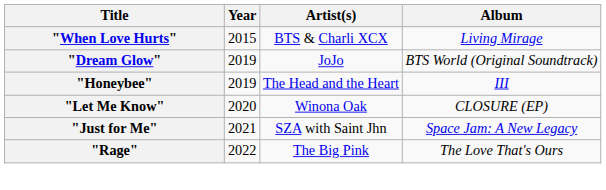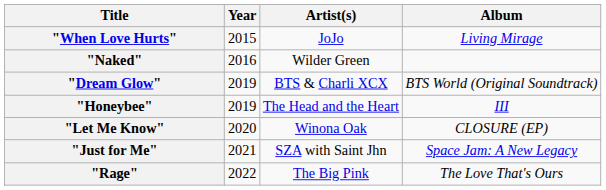(331, 38) BTS & Charli XCX -> (331, 38) JoJo
+ row: (115, 60)
(331, 60) JoJo -> (331, 83) BTS & Charli XCX
